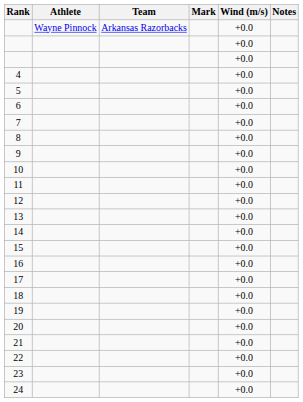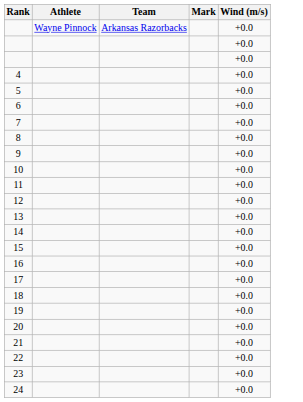- column: (284, 12)
